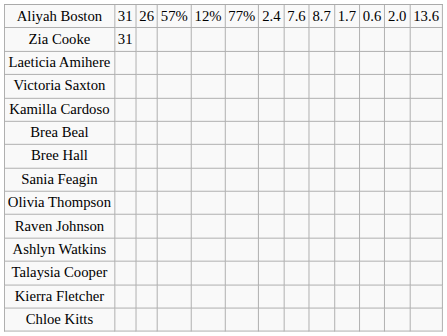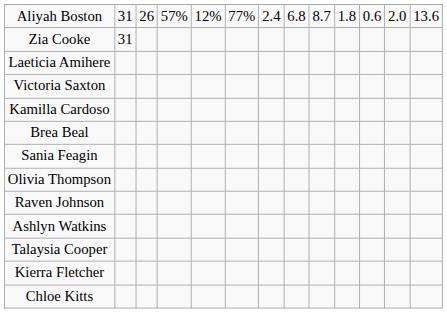(297, 16) 7.6 -> (297, 16) 6.8
(347, 16) 1.7 -> (347, 16) 1.8
- row: (59, 156)
